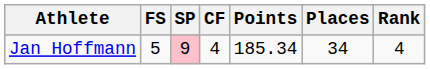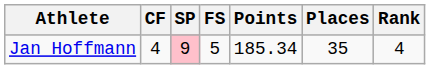columns swapped: (215, 19) <-> (155, 19)
(338, 49) 34 -> (338, 49) 35
